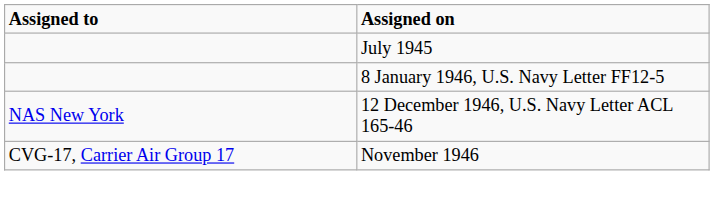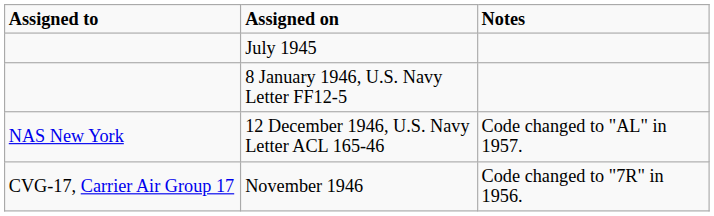+ column: (503, 18)
